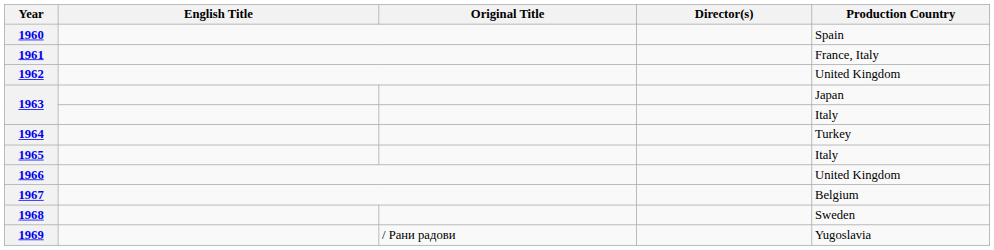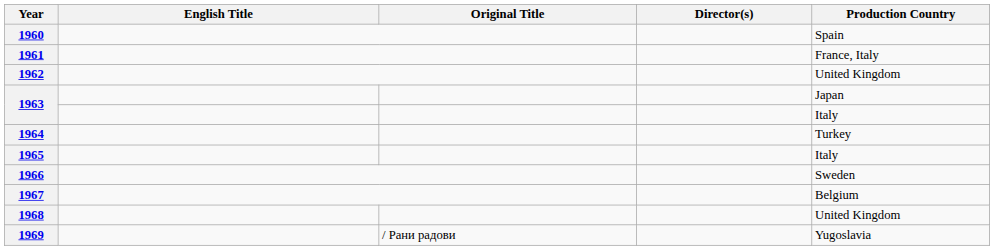(858, 174) United Kingdom -> (835, 174) Sweden
(835, 214) Sweden -> (858, 214) United Kingdom
